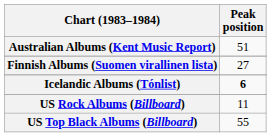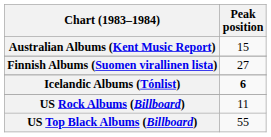(243, 46) 51 -> (243, 46) 15
